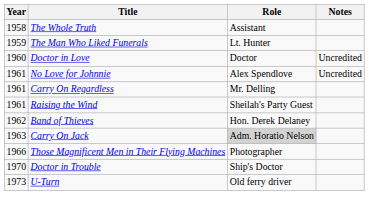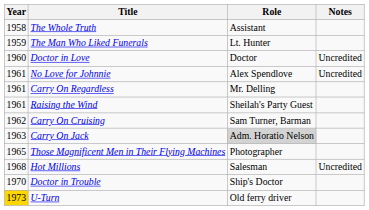+ row: (68, 120)
- row: (62, 120)
(16, 151) 1966 -> (16, 151) 1965
+ row: (55, 167)
(16, 182) no background -> (16, 197) gold background
